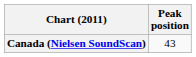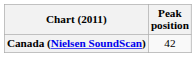(170, 43) 43 -> (170, 43) 42
